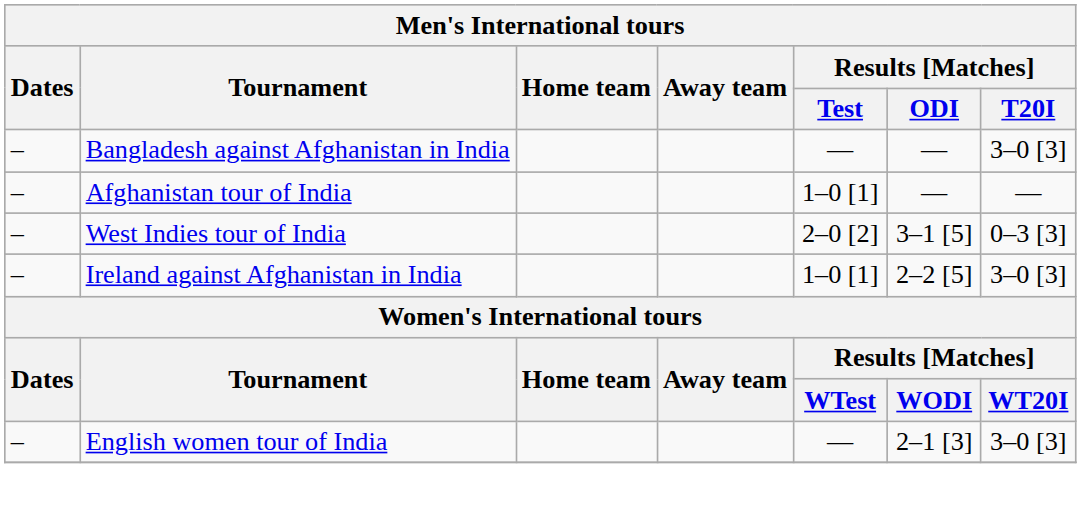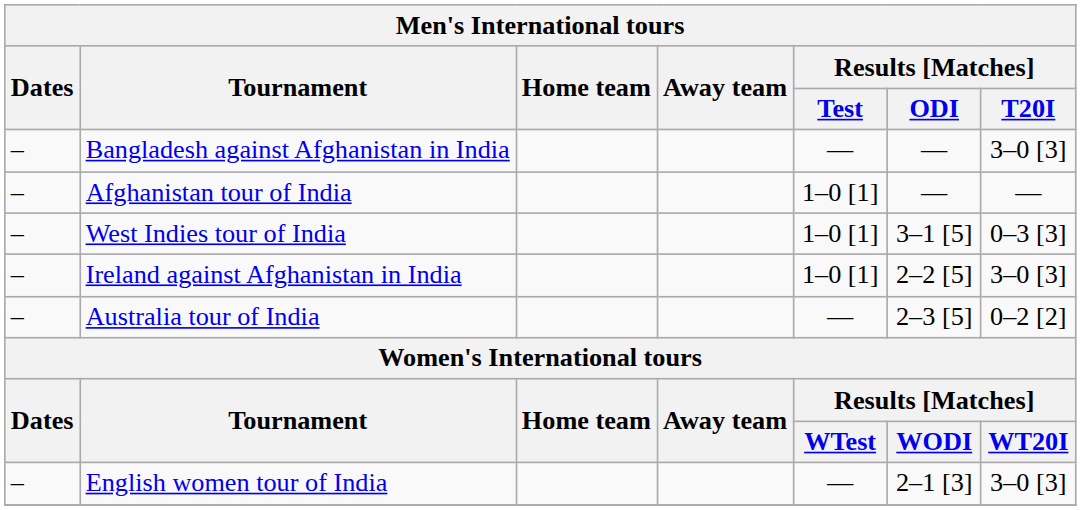(840, 233) 2–0 [2] -> (840, 233) 1–0 [1]
+ row: (203, 316)
